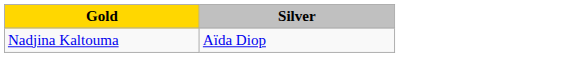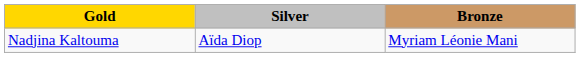+ column: (480, 16)
